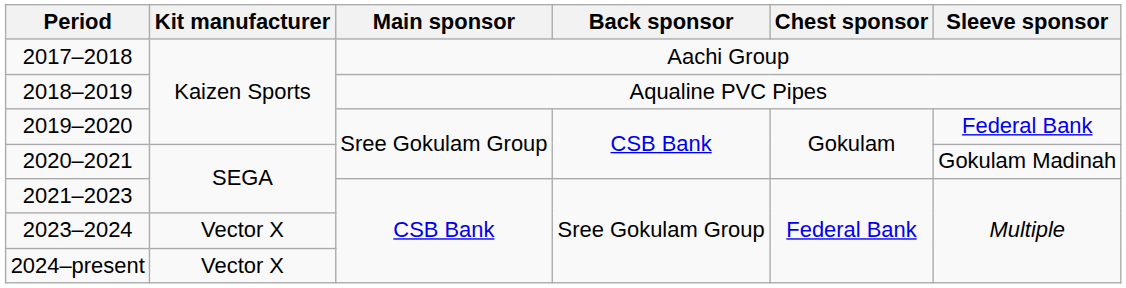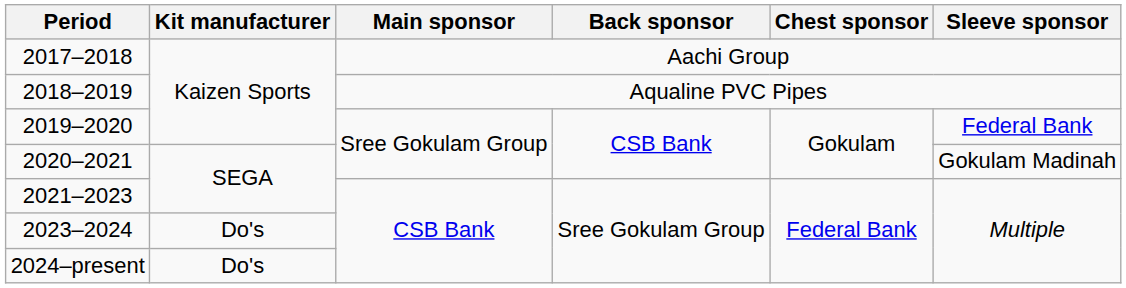(243, 230) Vector X -> (243, 230) Do's
(243, 265) Vector X -> (243, 265) Do's
